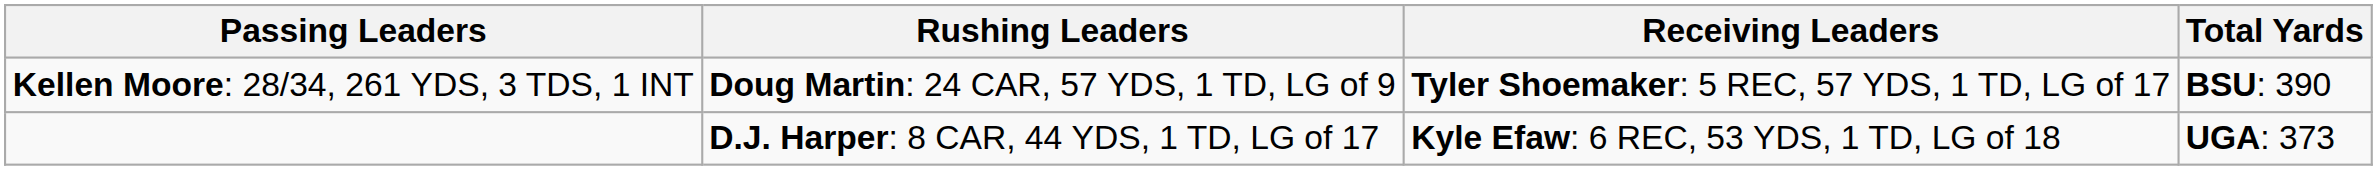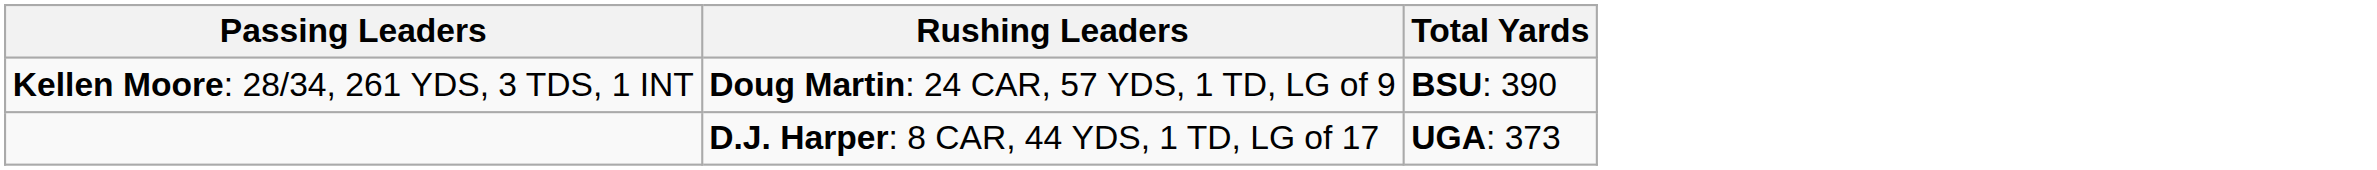- column: (1791, 31)
